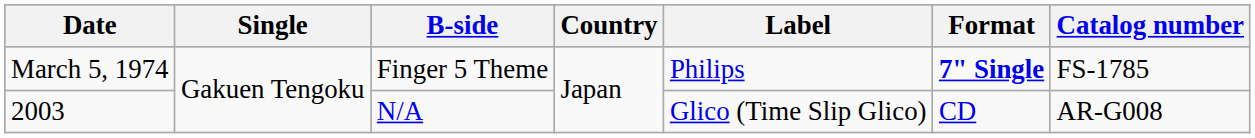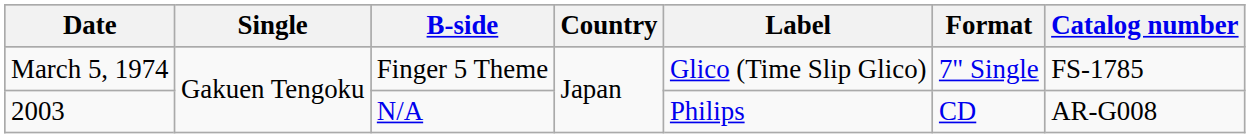(707, 68) Philips -> (798, 68) Glico (Time Slip Glico)
(992, 68) bold -> (989, 68) normal
(798, 111) Glico (Time Slip Glico) -> (707, 111) Philips
